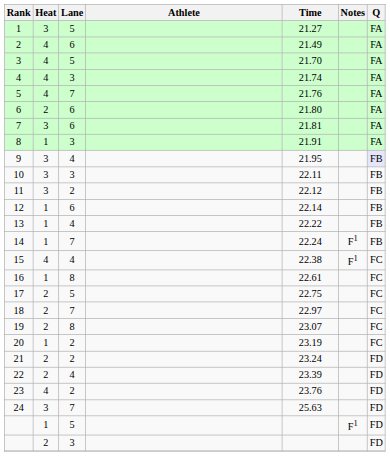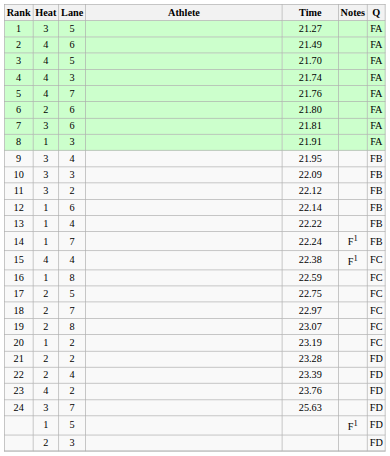(376, 158) lavender background -> (376, 158) no background
(310, 175) 22.11 -> (310, 175) 22.09
(310, 278) 22.61 -> (310, 278) 22.59
(310, 359) 23.24 -> (310, 359) 23.28
